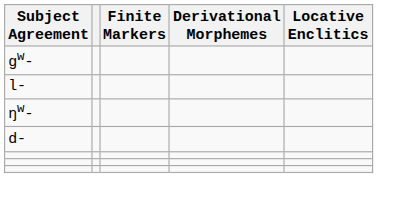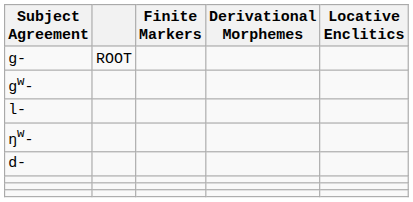+ row: (17, 58)
